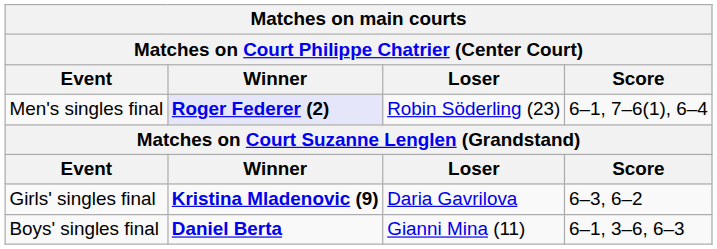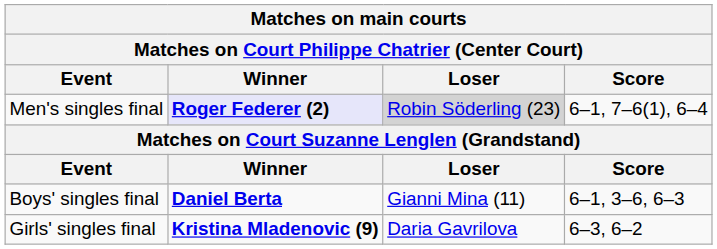(474, 109) no background -> (474, 109) lightgrey background
rows swapped: (84, 229) <-> (83, 199)
